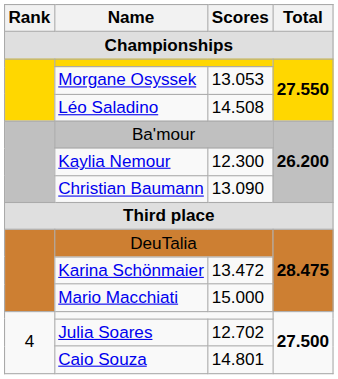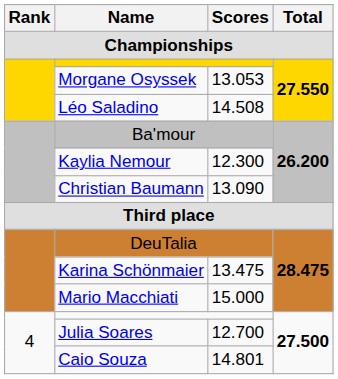(238, 270) 13.472 -> (238, 270) 13.475
(238, 332) 12.702 -> (238, 332) 12.700
